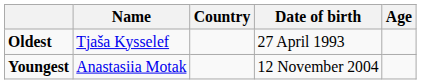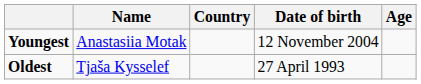rows swapped: (39, 66) <-> (30, 41)
